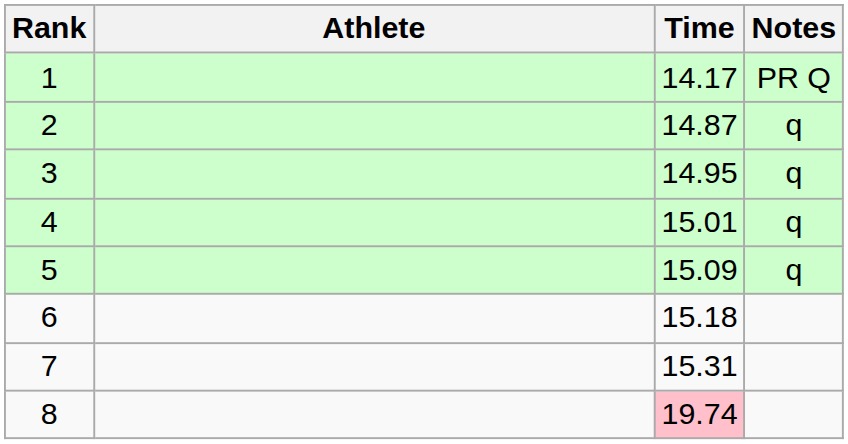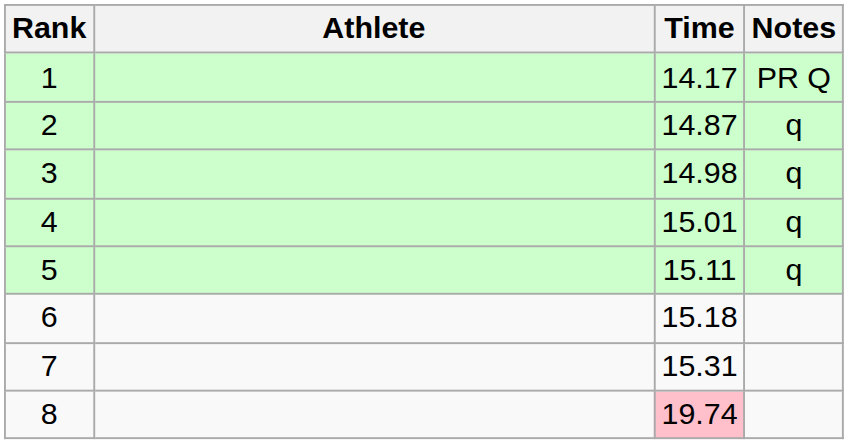(700, 173) 14.95 -> (700, 173) 14.98
(700, 269) 15.09 -> (700, 269) 15.11
